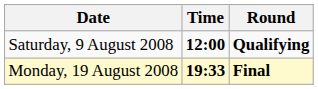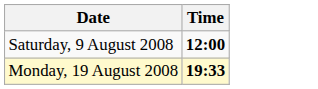- column: (271, 17)
